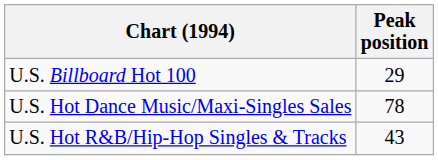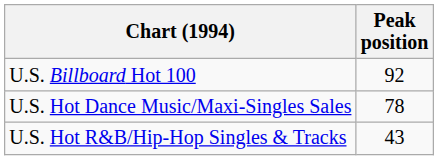(395, 74) 29 -> (395, 74) 92
